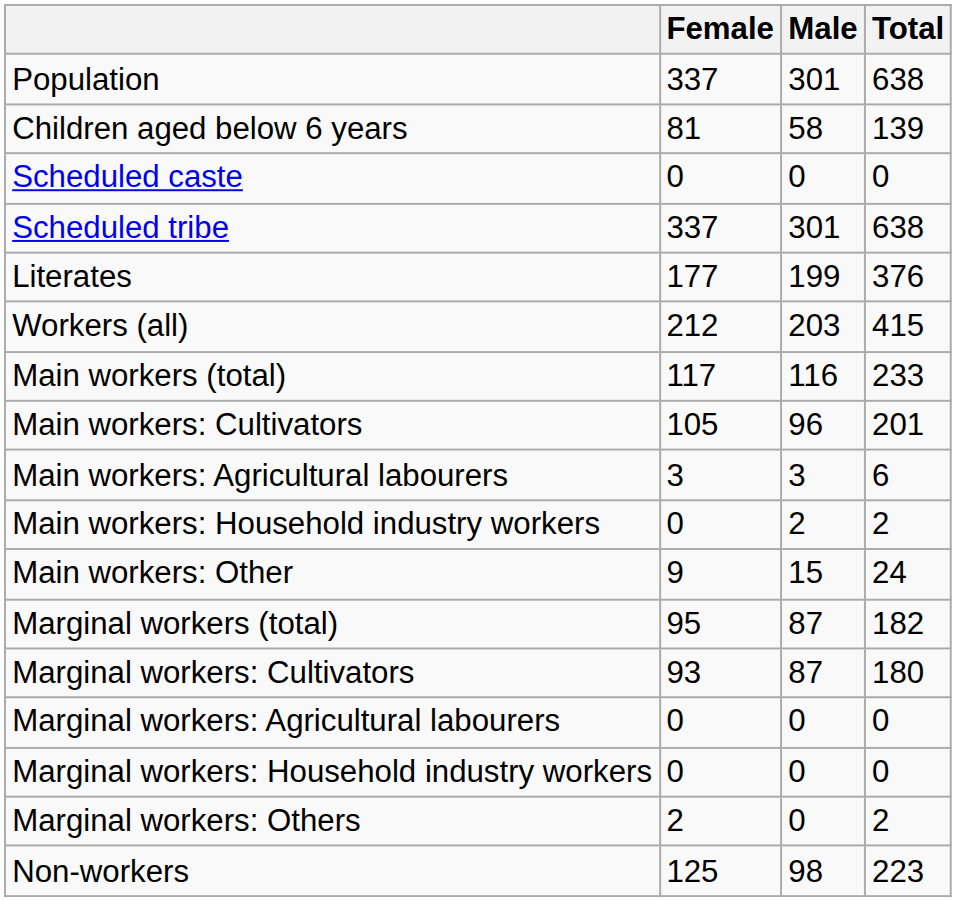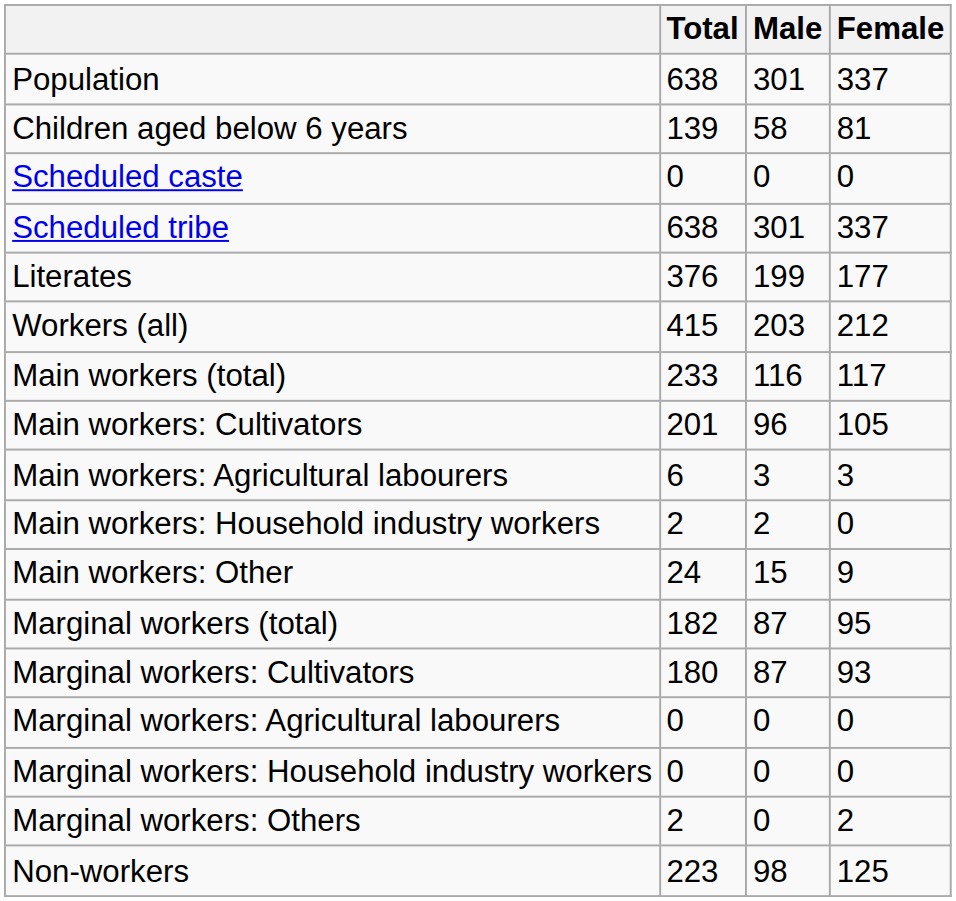columns swapped: (908, 29) <-> (720, 29)
